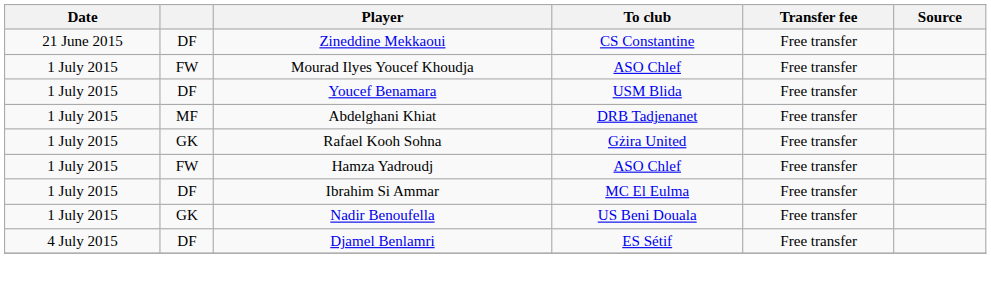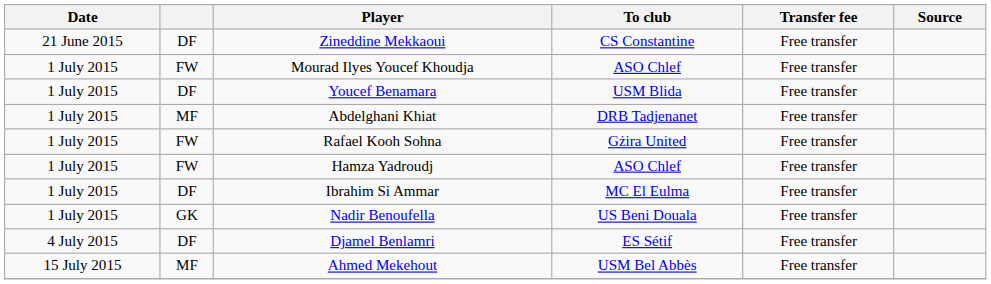(187, 141) GK -> (187, 141) FW
+ row: (382, 265)
